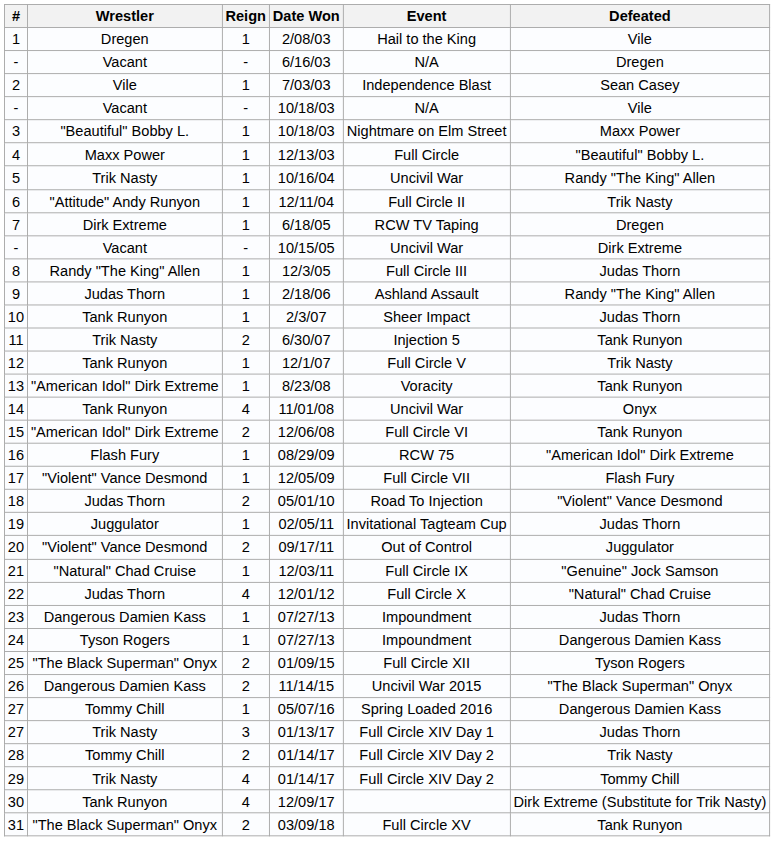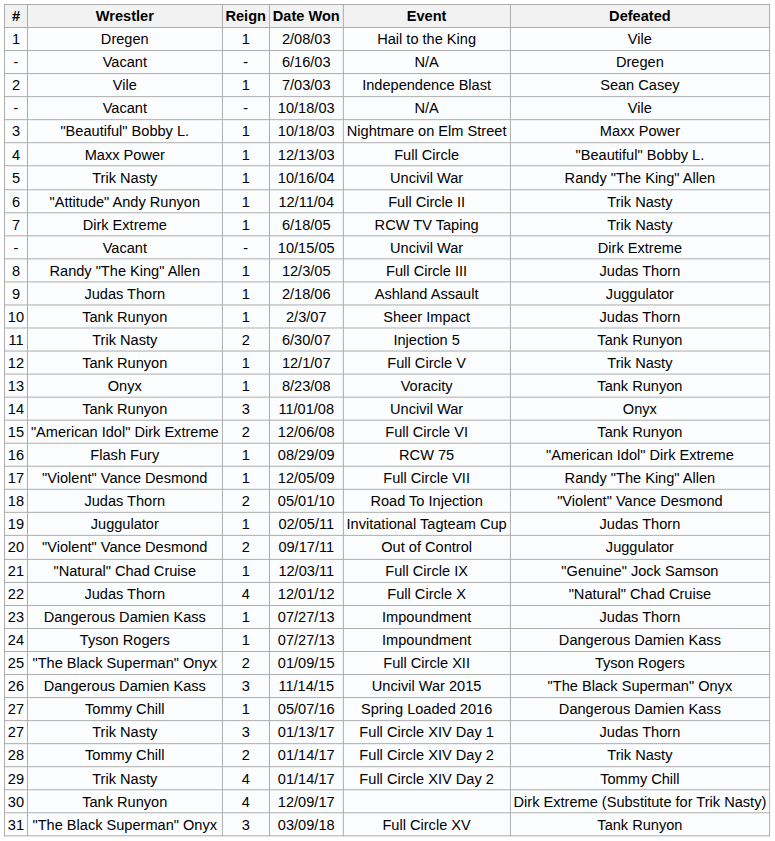(640, 224) Dregen -> (640, 224) Trik Nasty
(640, 293) Randy "The King" Allen -> (640, 293) Juggulator
(125, 386) "American Idol" Dirk Extreme -> (125, 386) Onyx
(246, 409) 4 -> (246, 409) 3
(640, 478) Flash Fury -> (640, 478) Randy "The King" Allen
(246, 686) 2 -> (246, 686) 3
(246, 825) 2 -> (246, 825) 3
